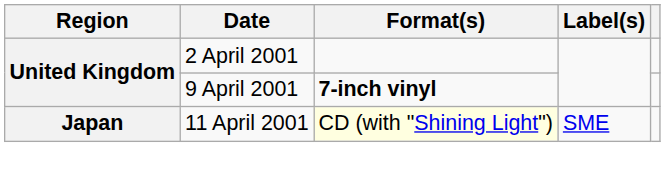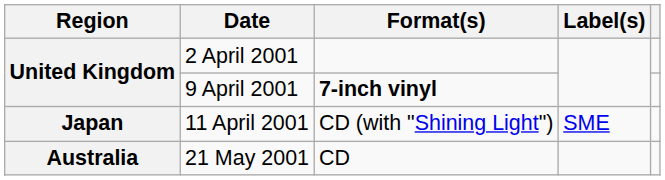(436, 123) lightyellow background -> (436, 123) no background
+ row: (247, 157)
